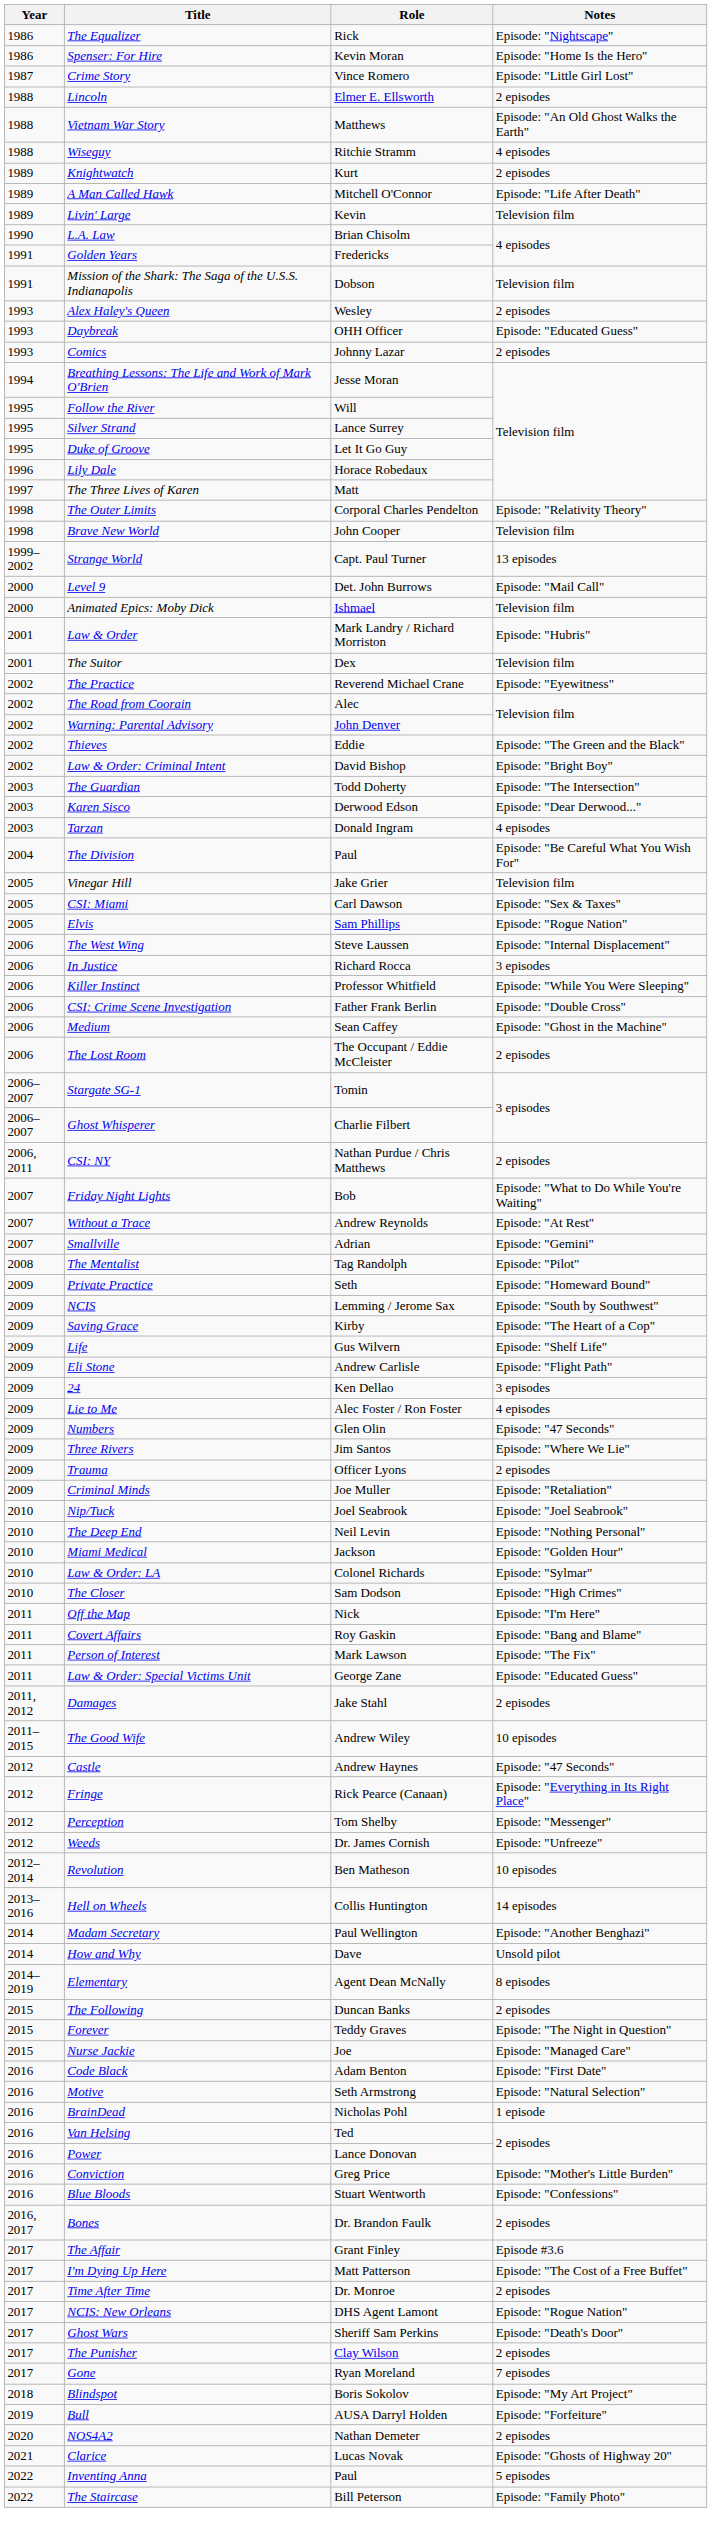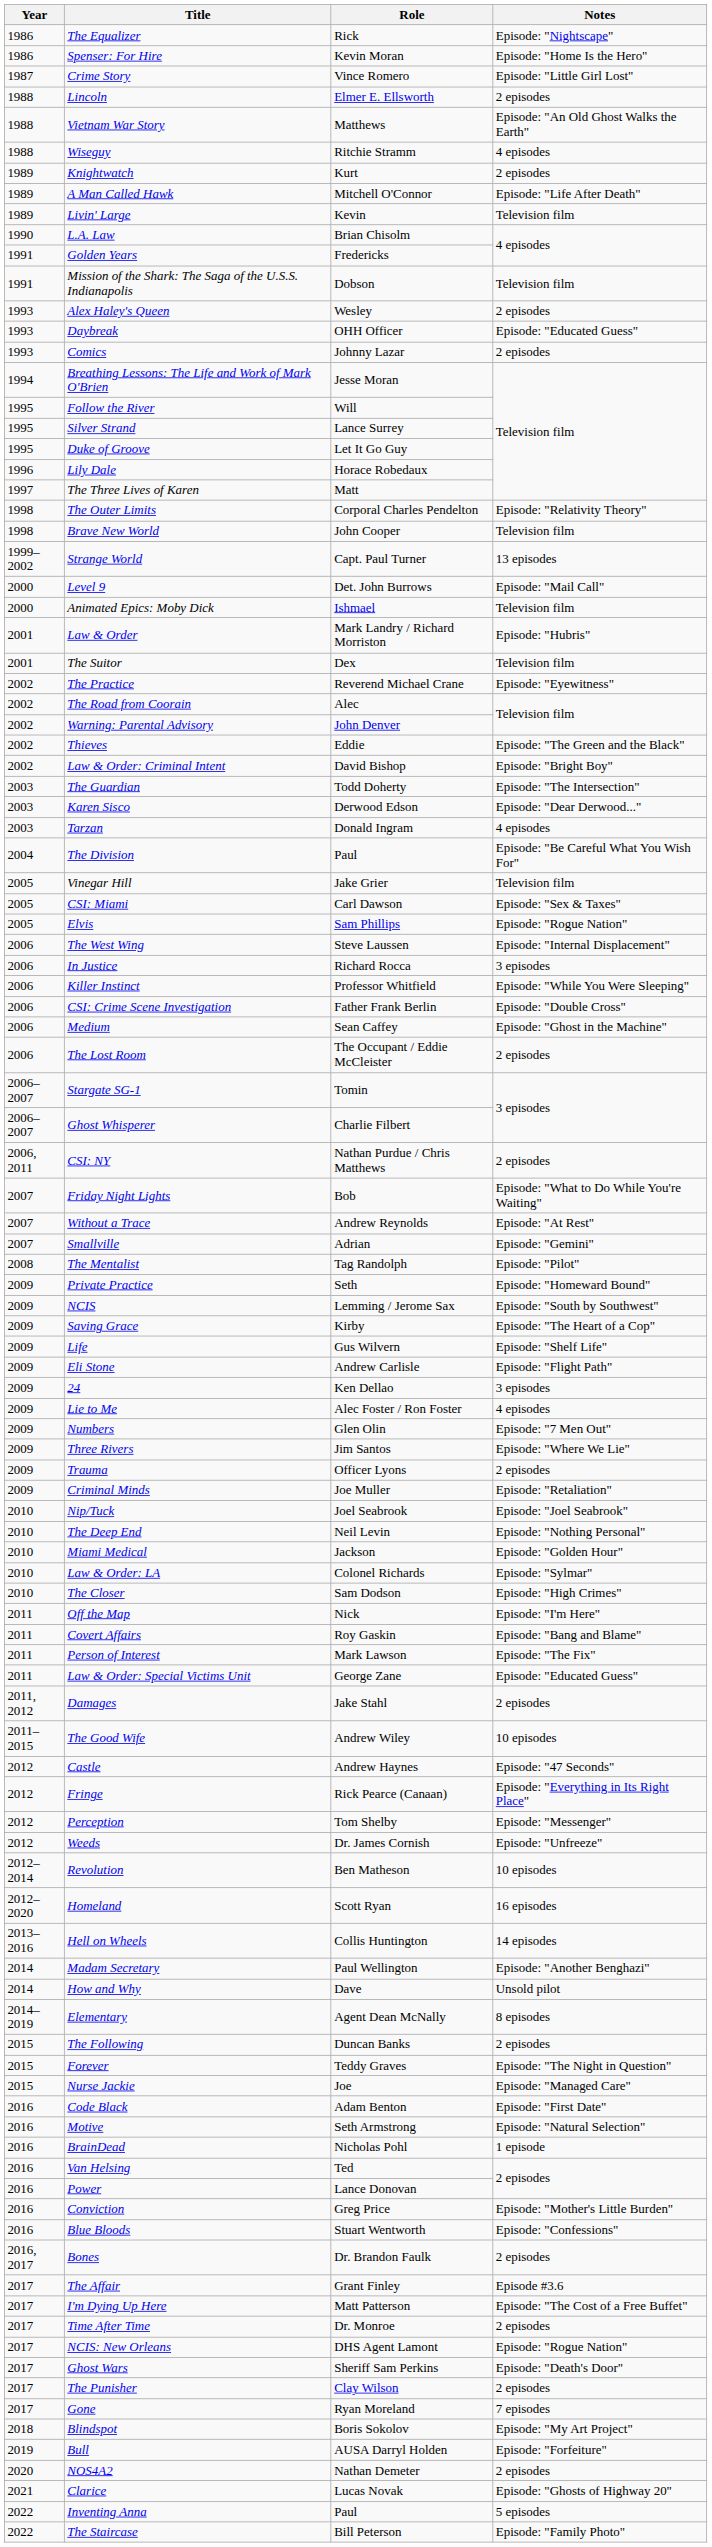(555, 1428) Episode: "47 Seconds" -> (553, 1428) Episode: "7 Men Out"
+ row: (94, 1905)
